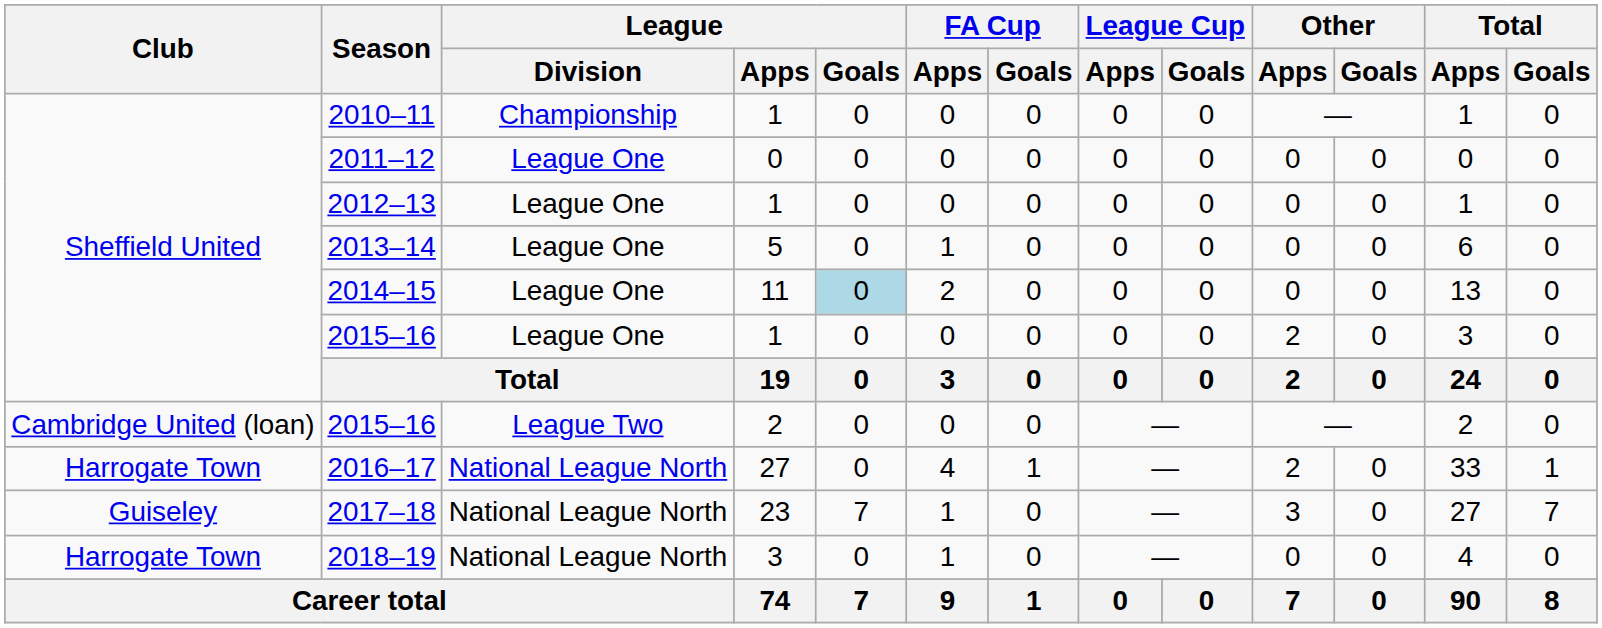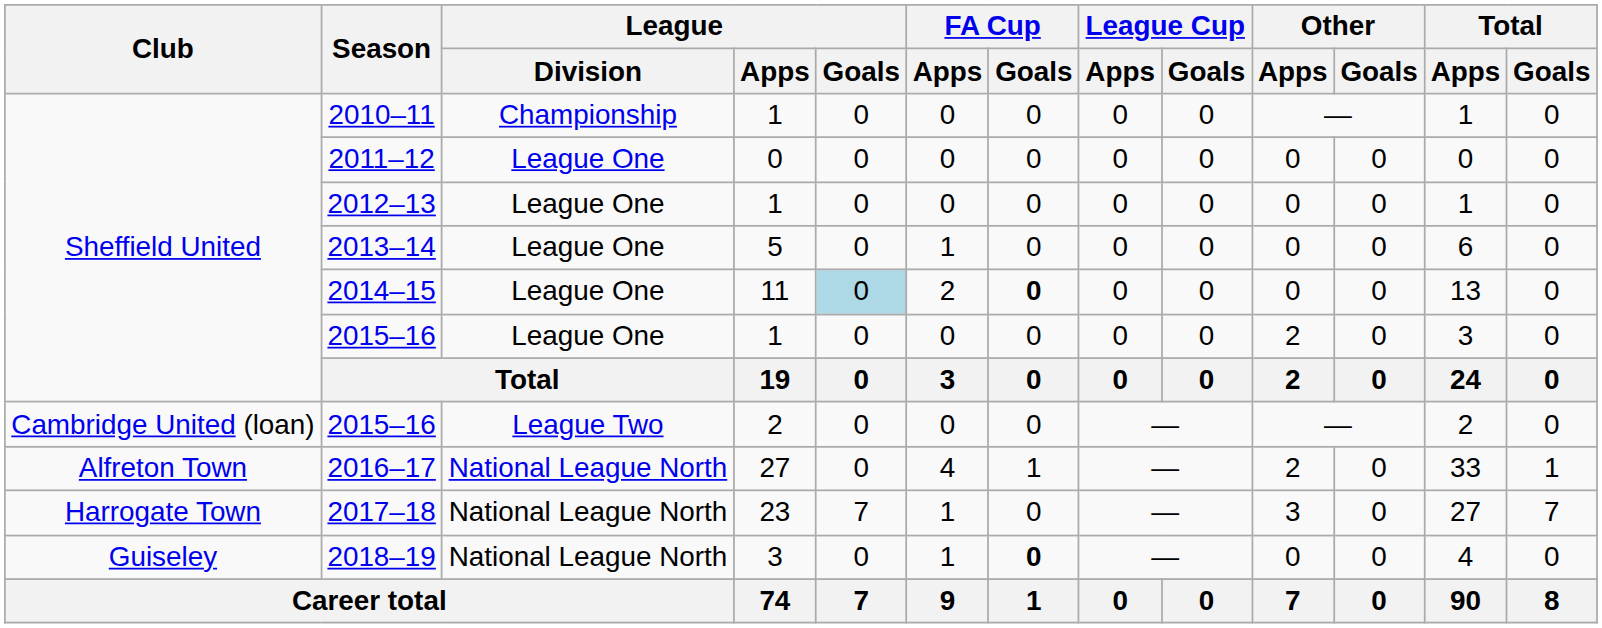(1034, 291) normal -> (1034, 291) bold
(163, 468) Harrogate Town -> (163, 468) Alfreton Town
(163, 512) Guiseley -> (163, 512) Harrogate Town
(163, 556) Harrogate Town -> (163, 556) Guiseley
(1034, 556) normal -> (1034, 556) bold
